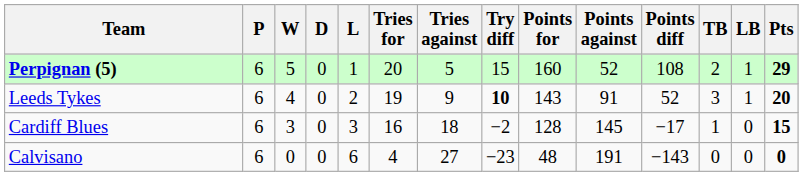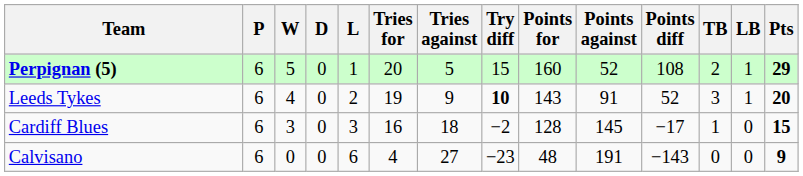(781, 156) 0 -> (781, 156) 9
